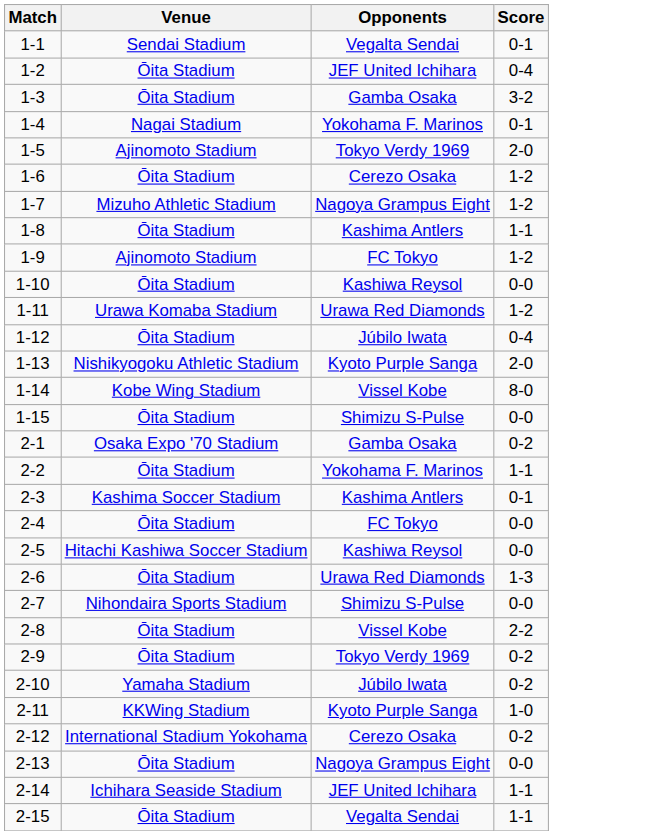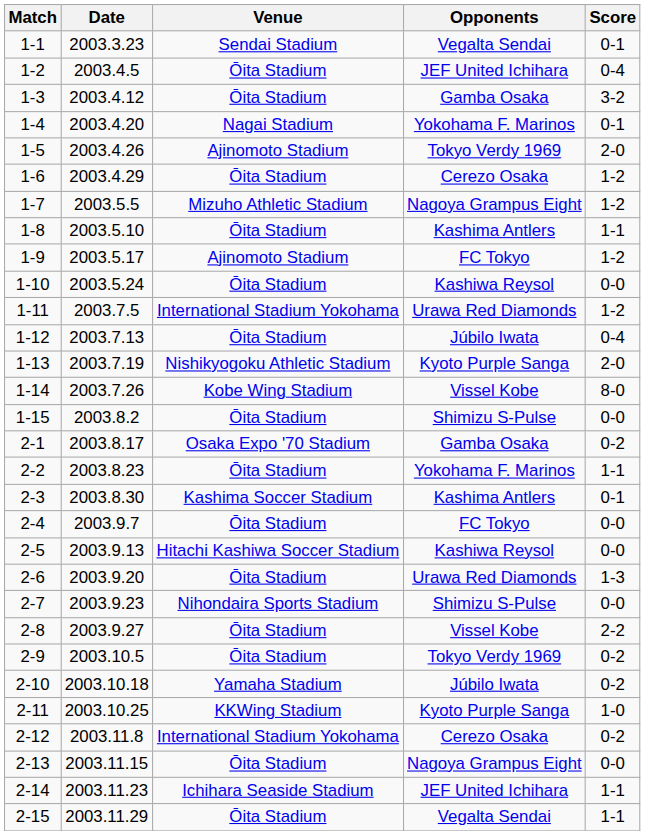+ column: (107, 17)
(186, 310) Urawa Komaba Stadium -> (278, 310) International Stadium Yokohama
